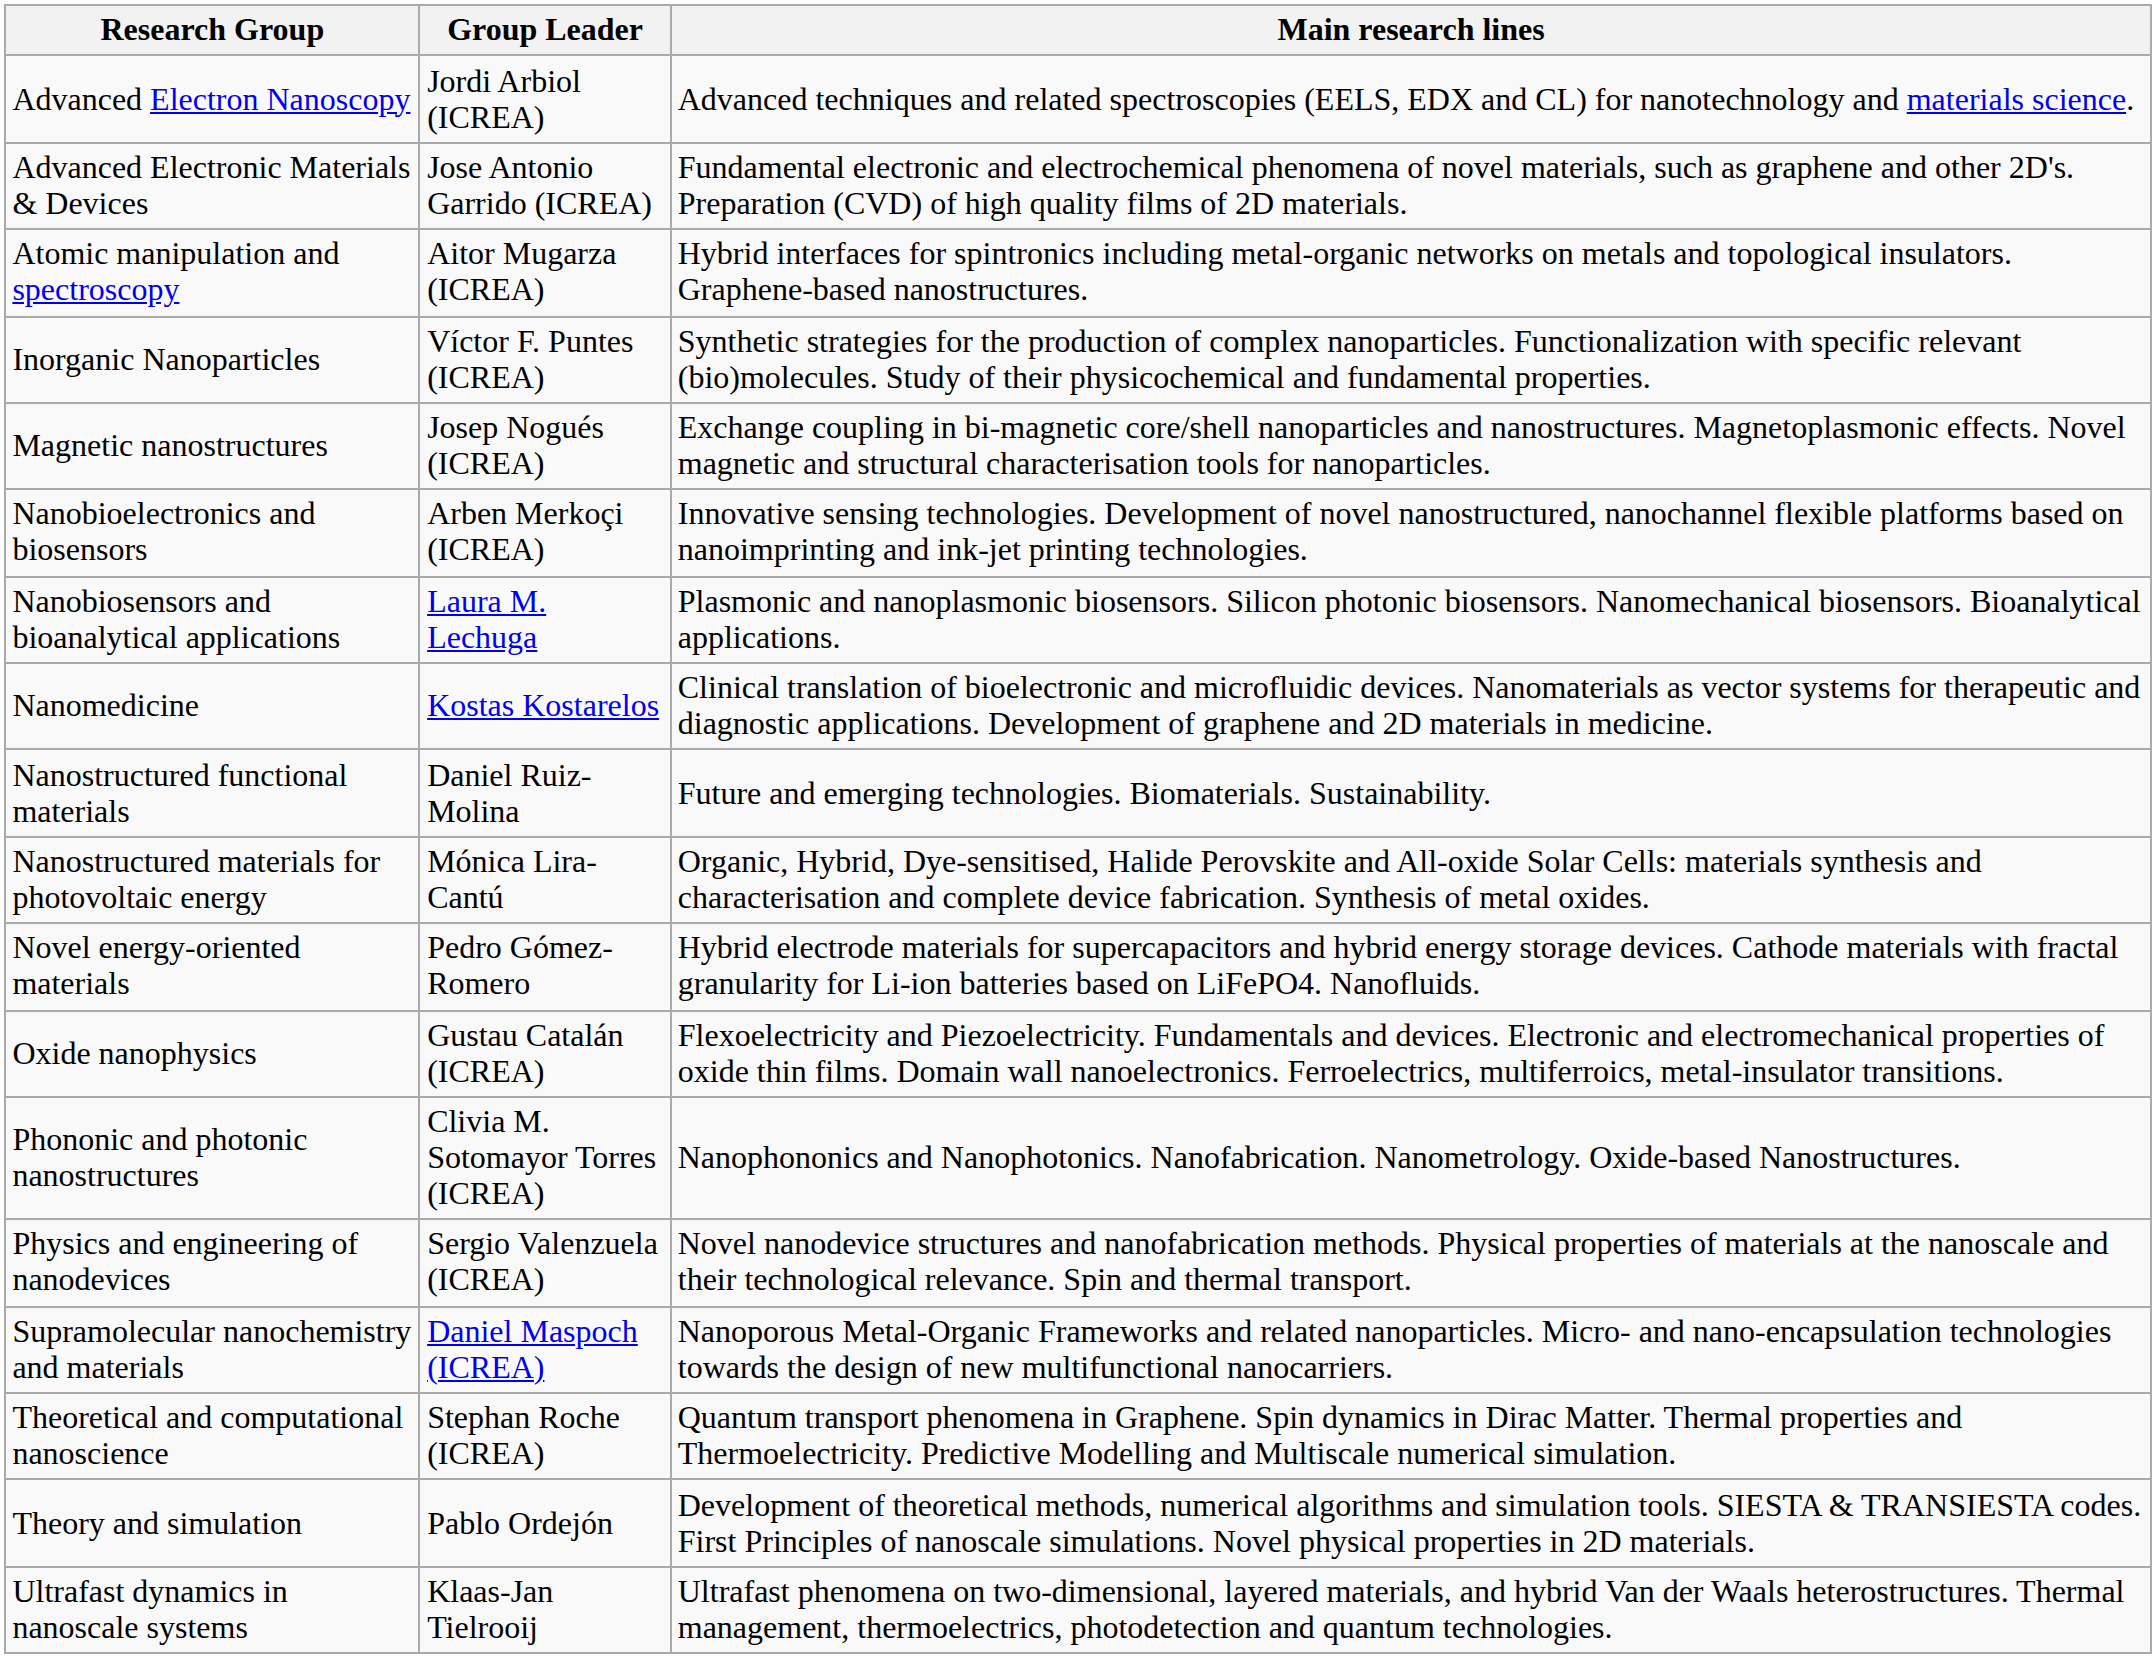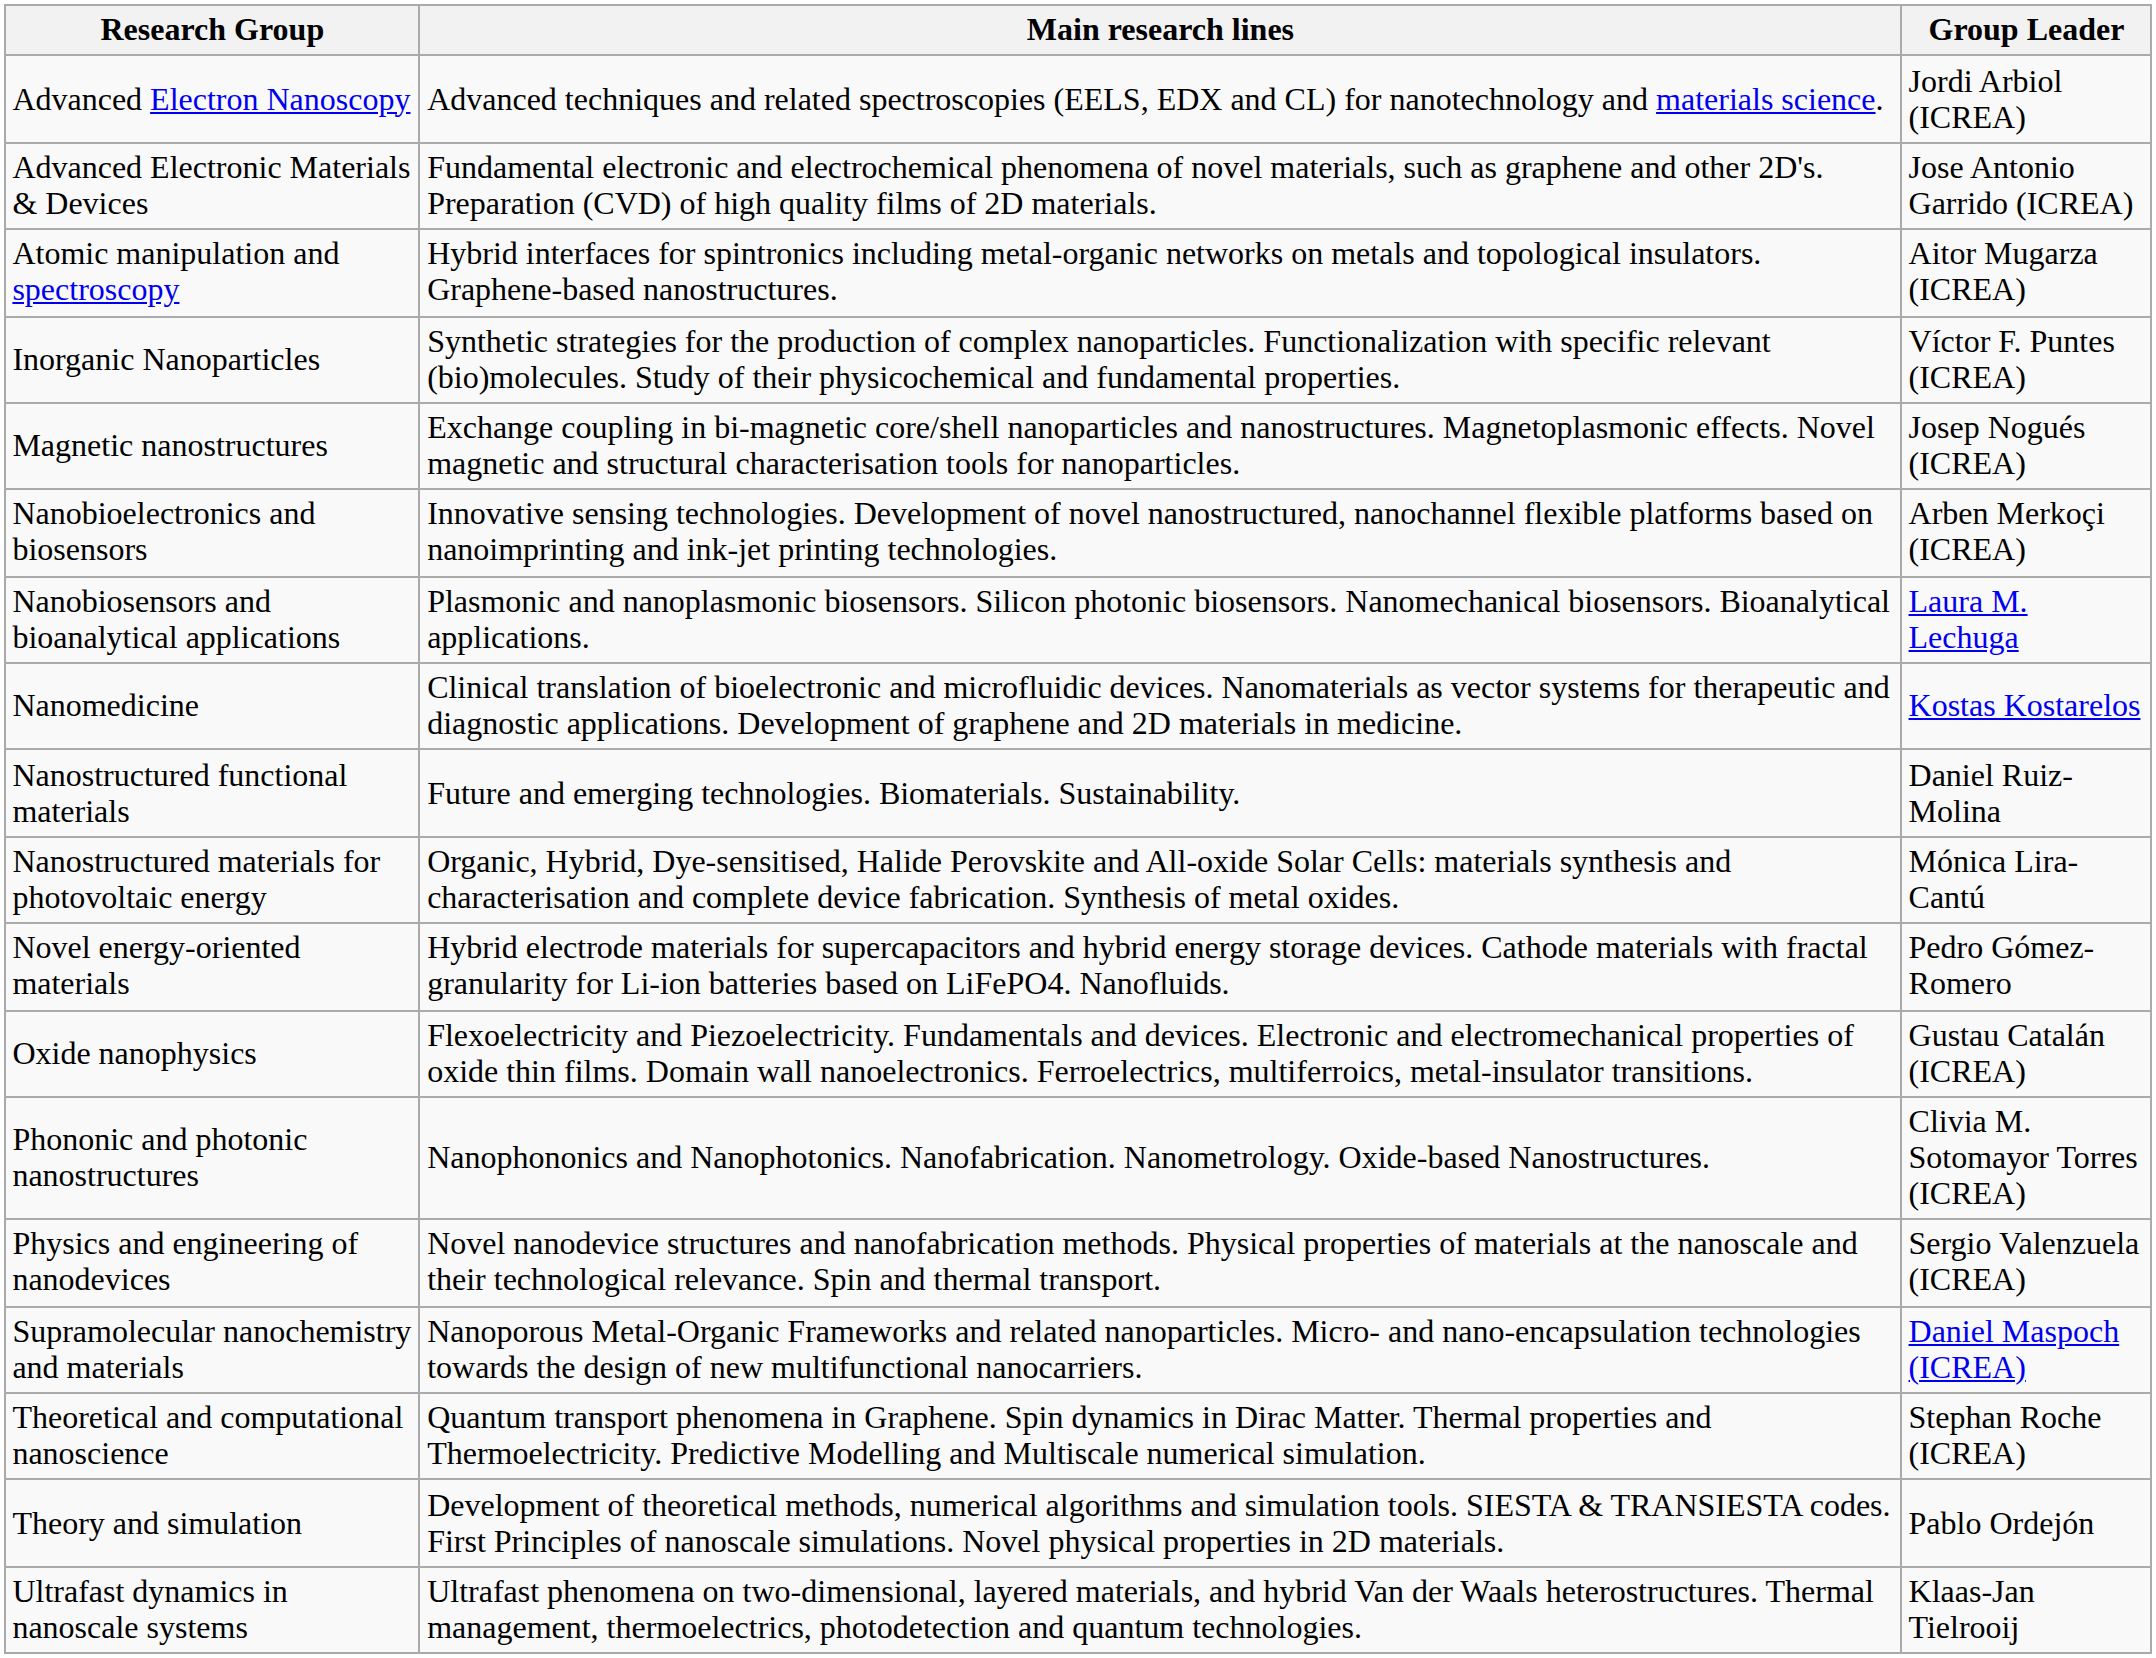columns swapped: (1411, 29) <-> (545, 29)
